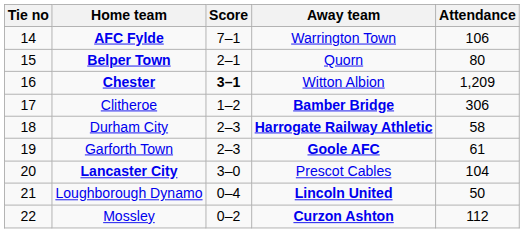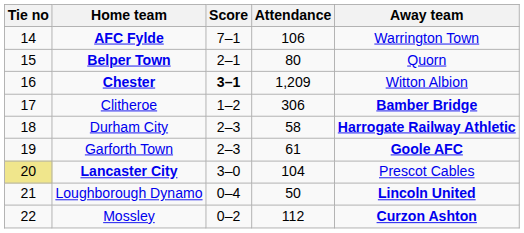columns swapped: (344, 15) <-> (477, 15)
(28, 171) no background -> (28, 171) khaki background
